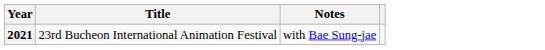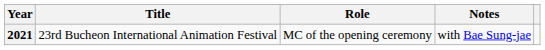+ column: (357, 14)
